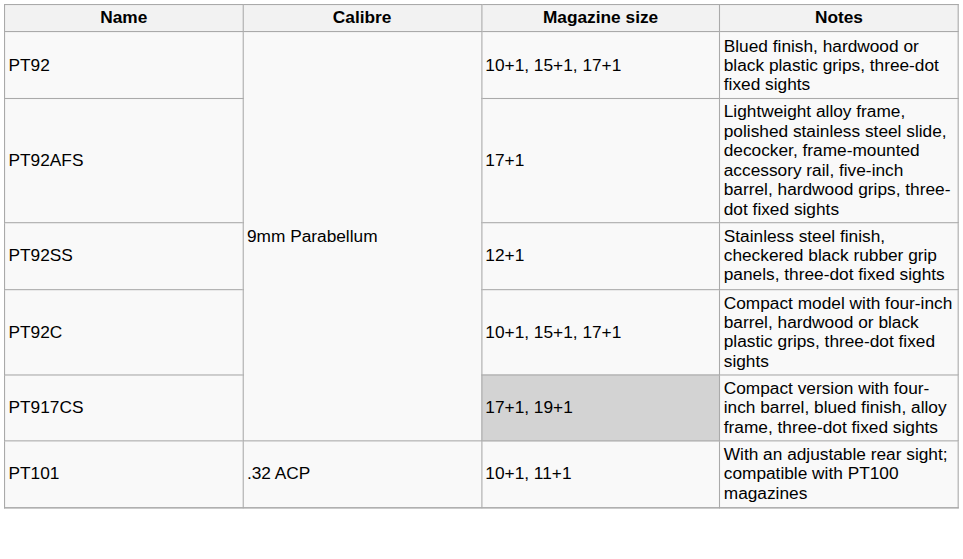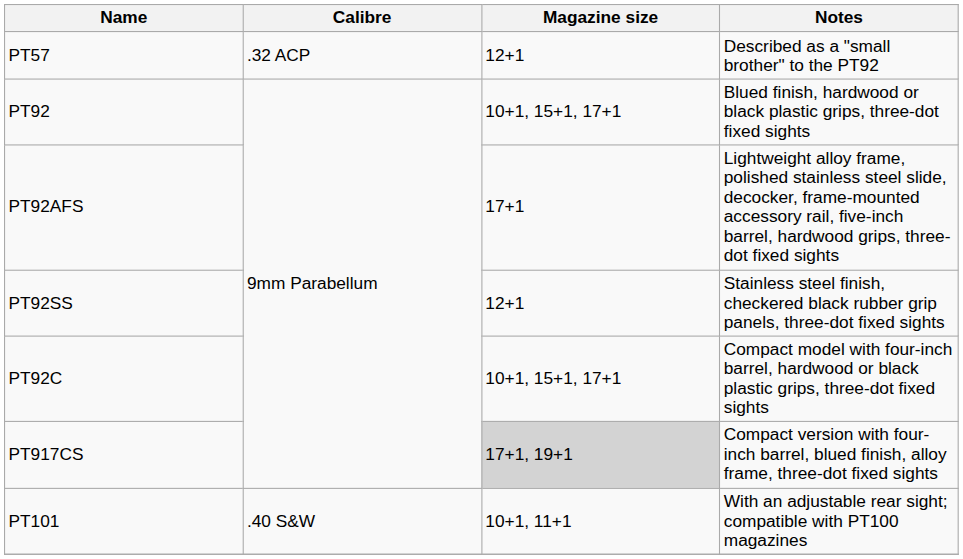+ row: (29, 55)
(279, 474) .32 ACP -> (281, 521) .40 S&W
